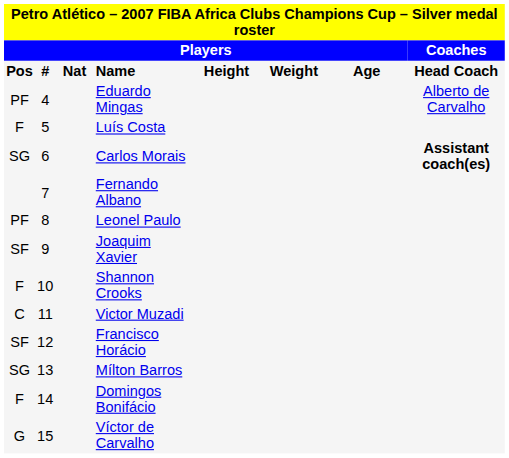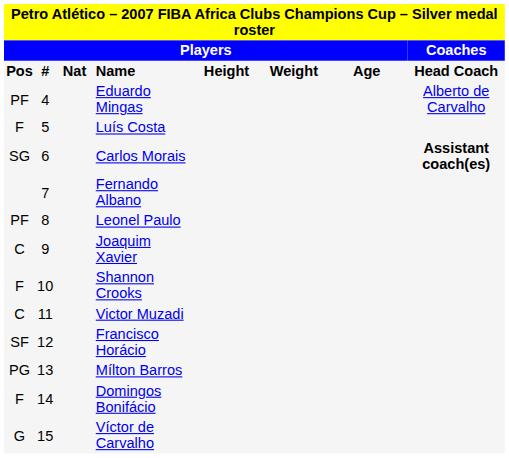(19, 249) SF -> (19, 249) C
(19, 370) SG -> (19, 370) PG
